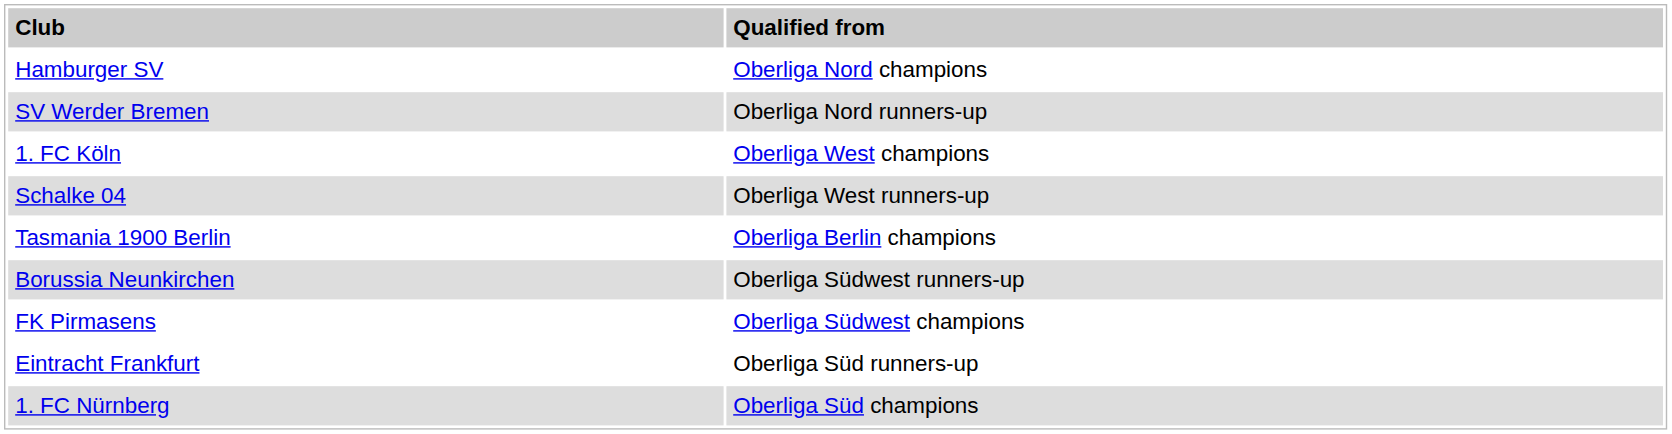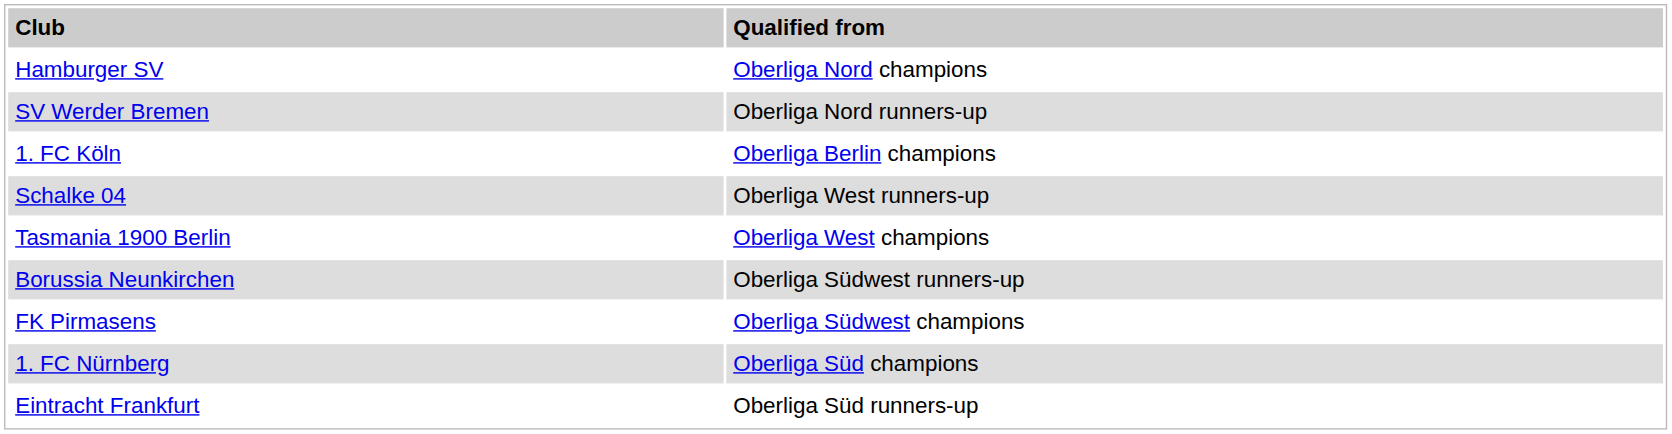(861, 153) Oberliga West champions -> (865, 153) Oberliga Berlin champions
(865, 237) Oberliga Berlin champions -> (861, 237) Oberliga West champions
rows swapped: (92, 405) <-> (107, 363)
